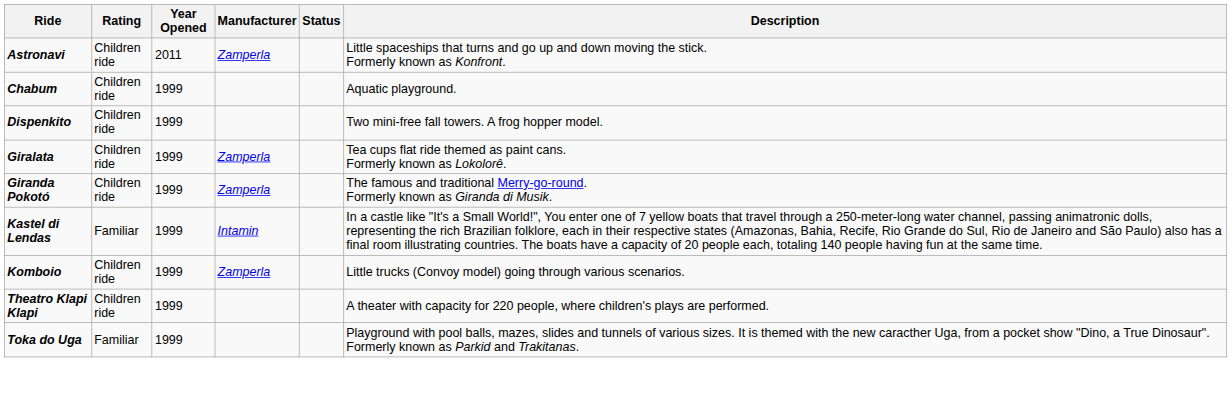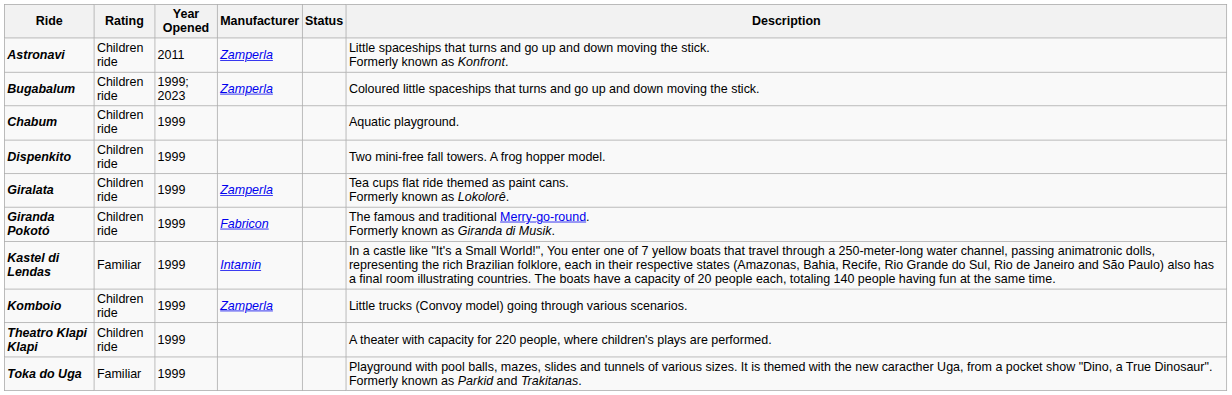+ row: (41, 89)
(244, 190) Zamperla -> (244, 224) Fabricon
